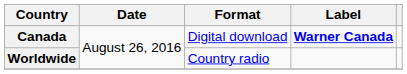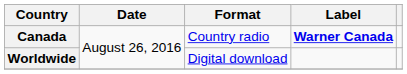(238, 36) Digital download -> (228, 36) Country radio
(228, 58) Country radio -> (238, 58) Digital download
